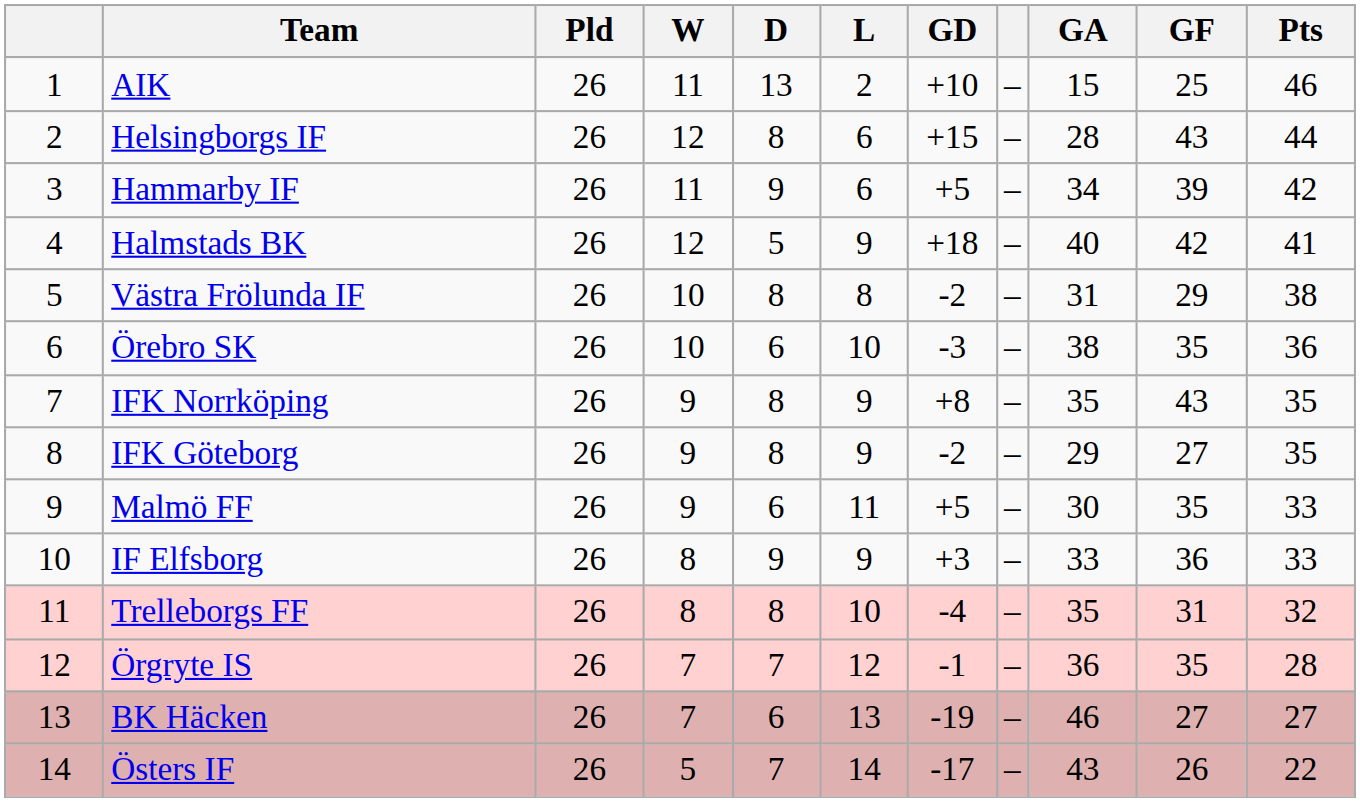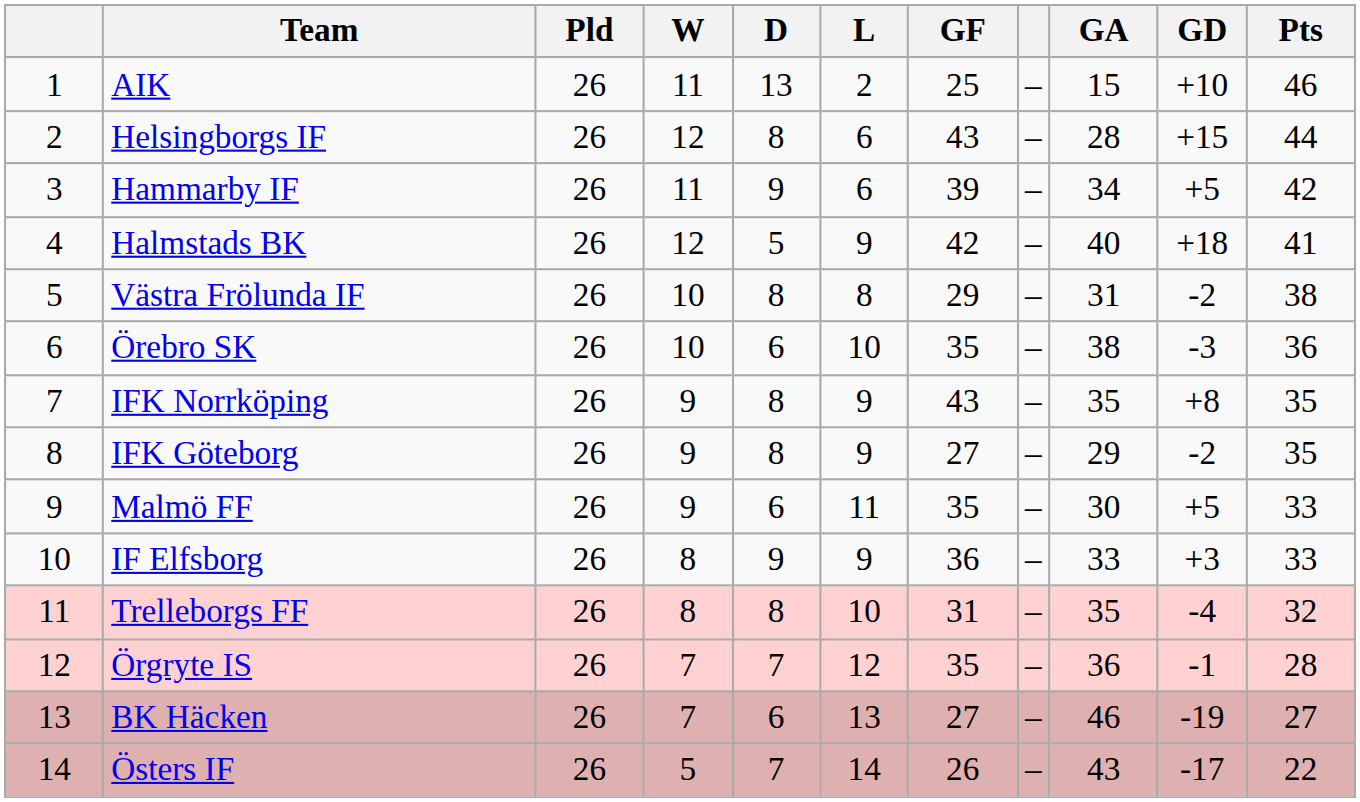columns swapped: (1192, 30) <-> (952, 30)
